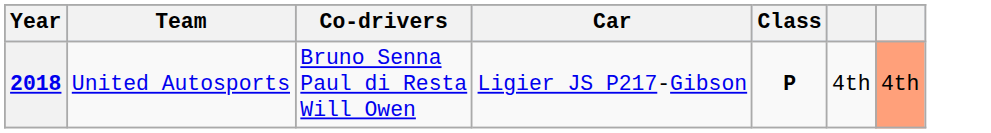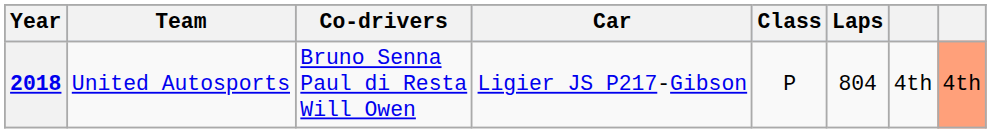+ column: (858, 23)
(790, 84) bold -> (790, 84) normal
